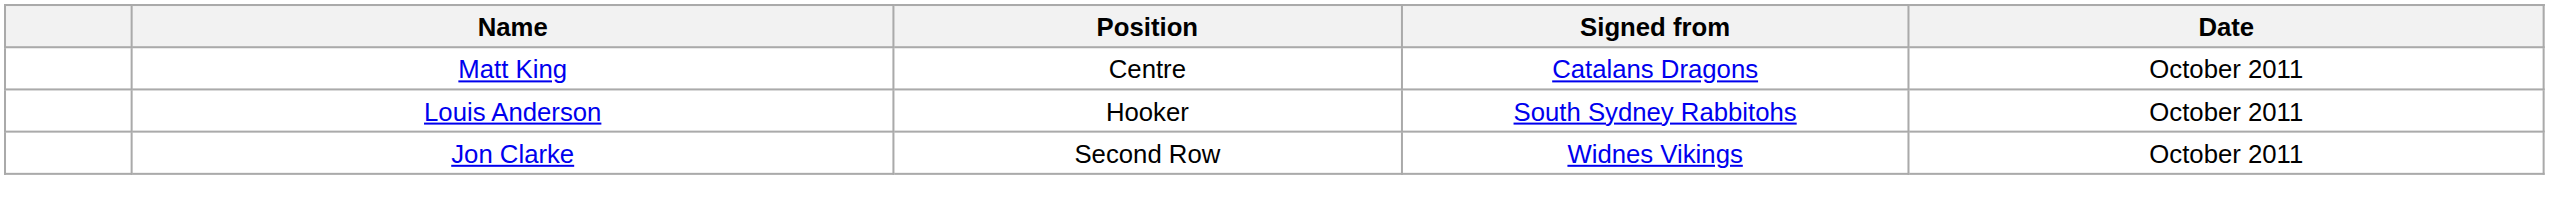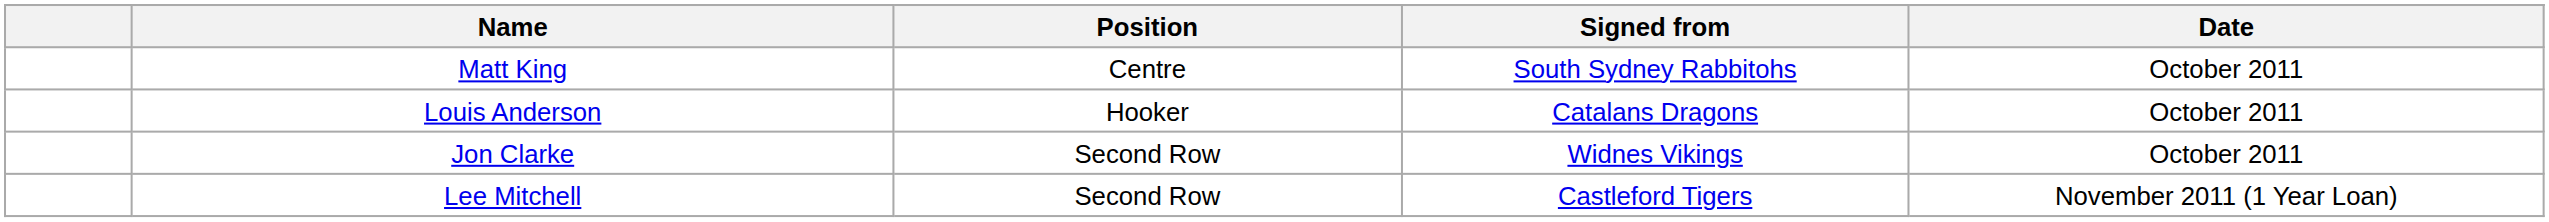(1655, 68) Catalans Dragons -> (1655, 68) South Sydney Rabbitohs
(1655, 111) South Sydney Rabbitohs -> (1655, 111) Catalans Dragons
+ row: (513, 196)
